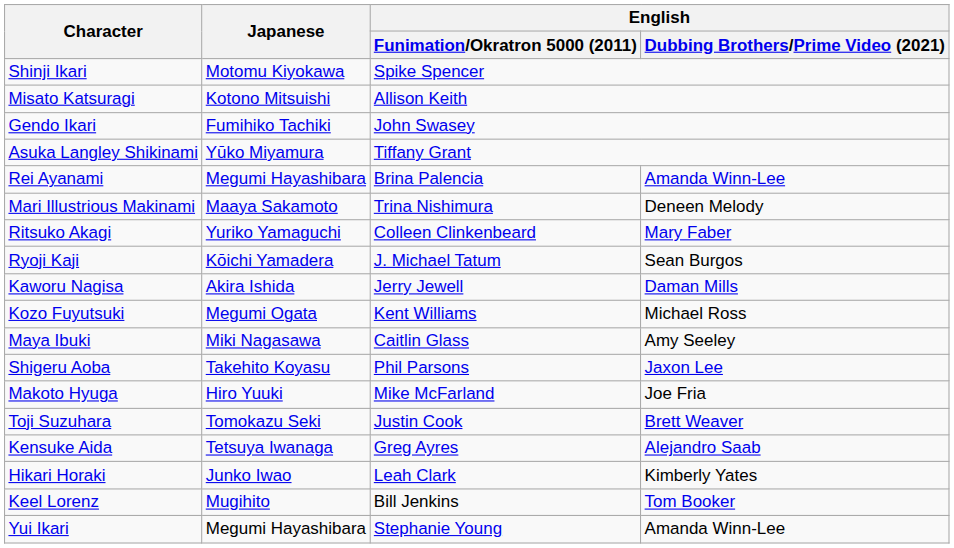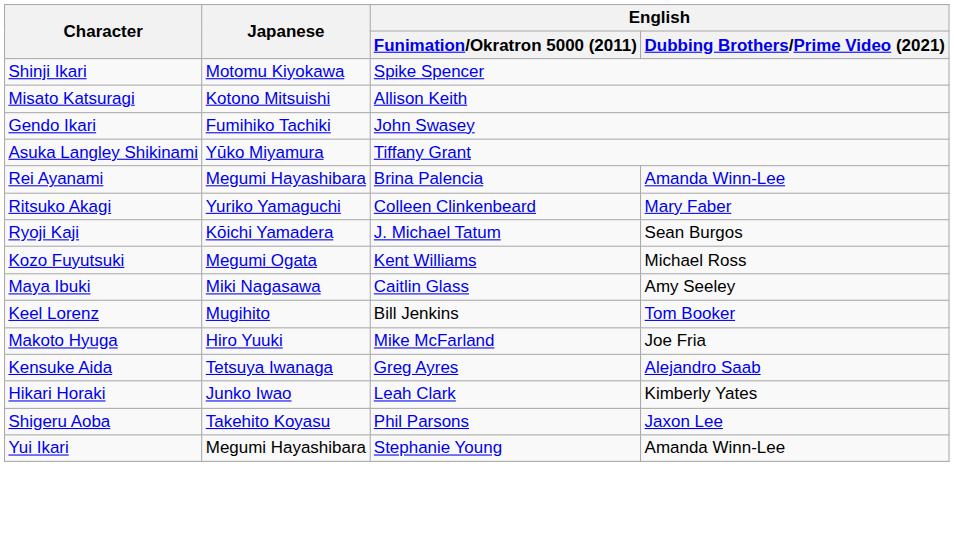- row: (102, 206)
- row: (66, 286)
rows swapped: (59, 367) <-> (54, 502)
- row: (60, 421)
